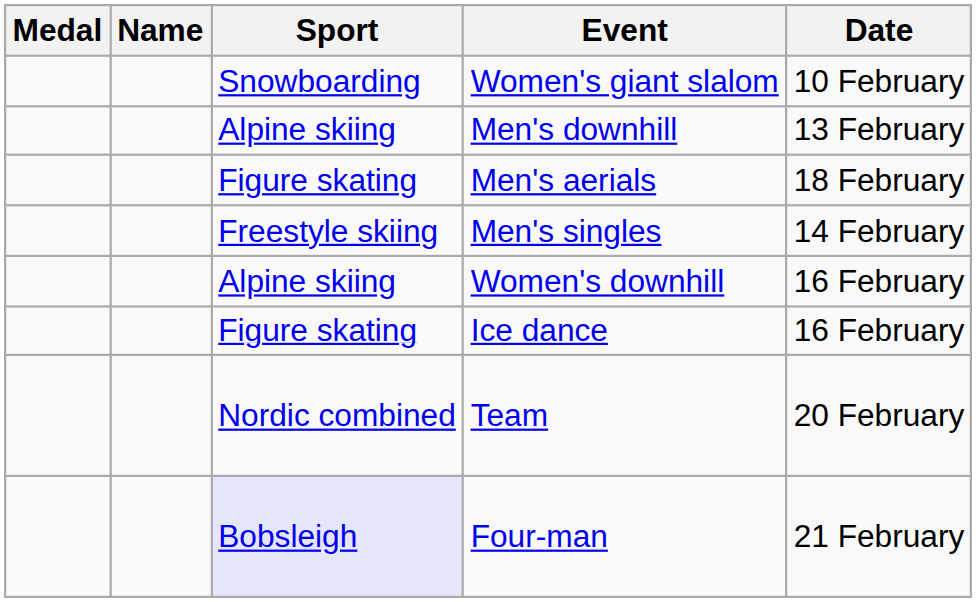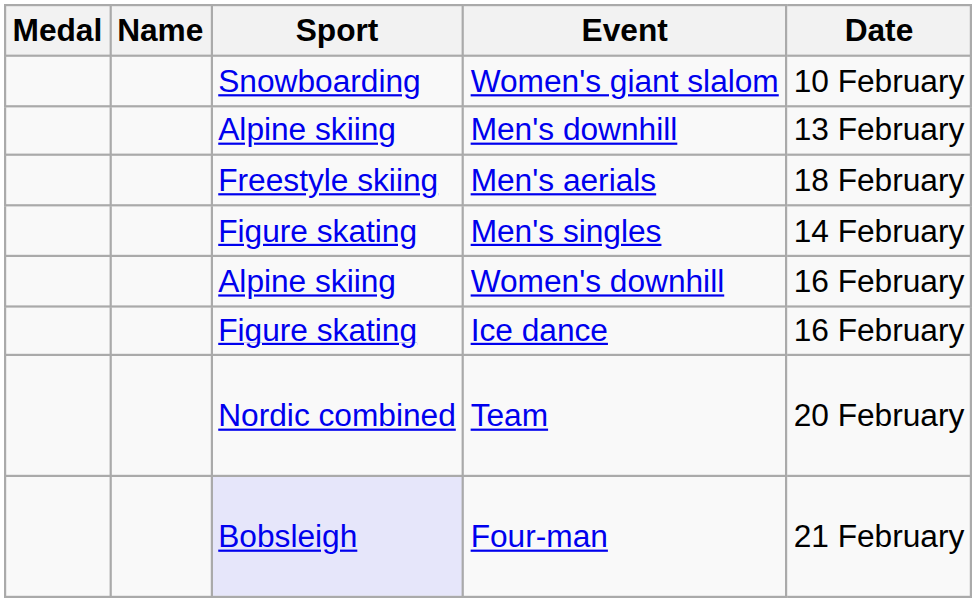(318, 181) Figure skating -> (328, 181) Freestyle skiing
(328, 231) Freestyle skiing -> (318, 231) Figure skating
